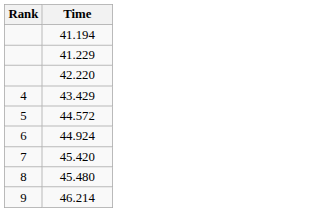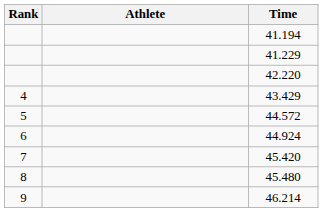+ column: (145, 14)
